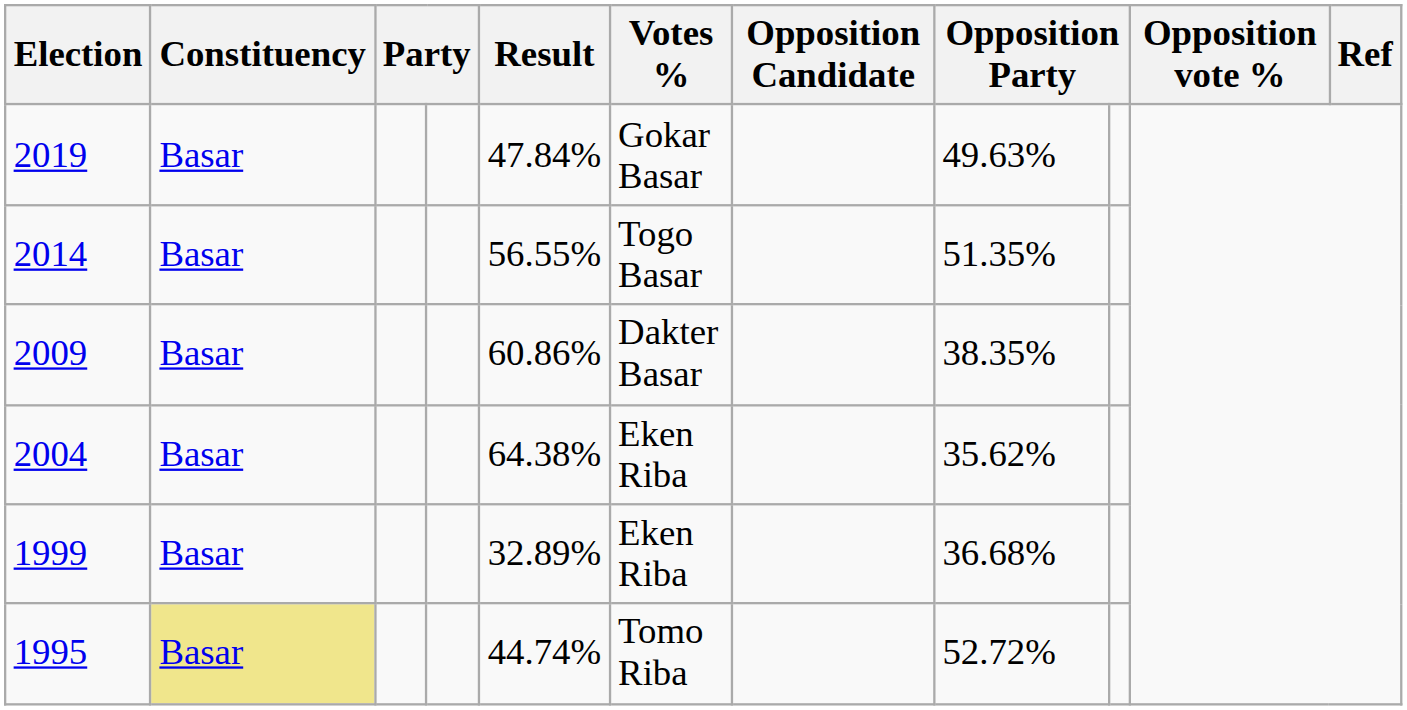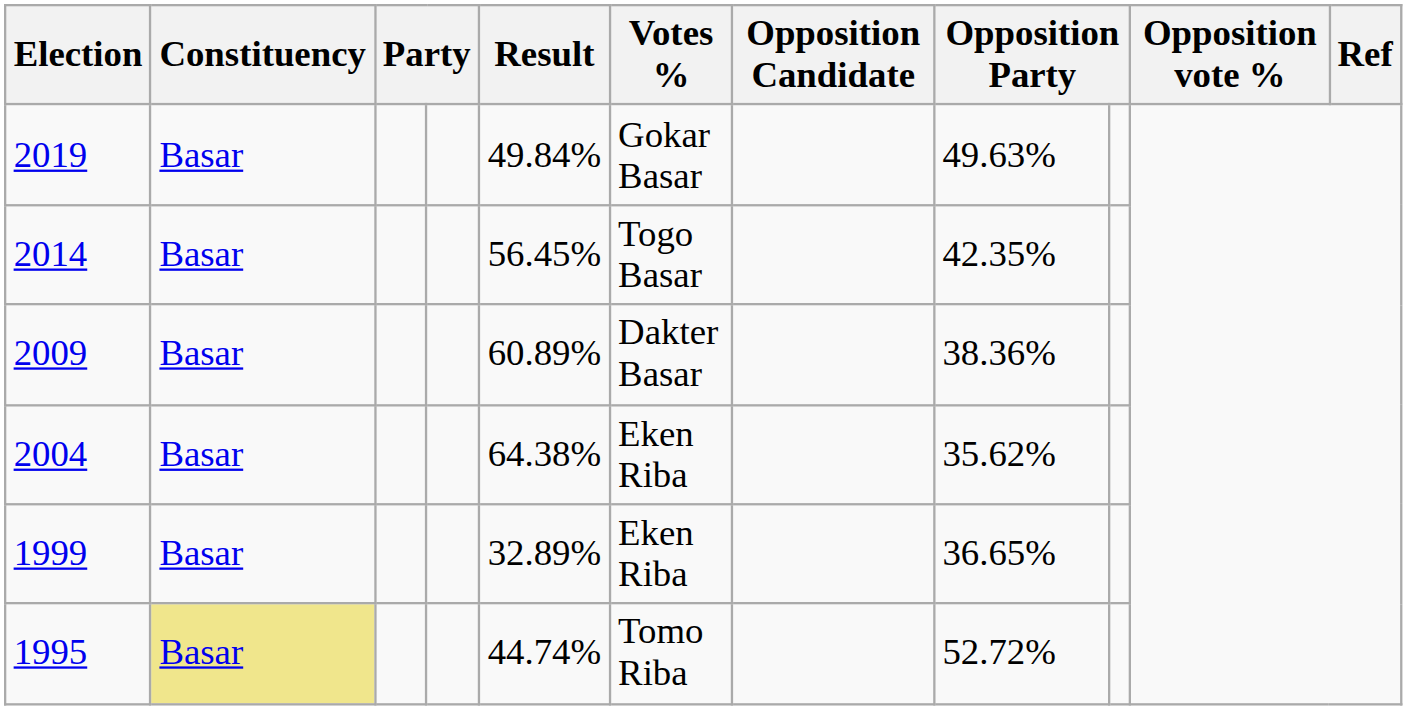(544, 154) 47.84% -> (544, 154) 49.84%
(544, 253) 56.55% -> (544, 253) 56.45%
(999, 253) 51.35% -> (999, 253) 42.35%
(544, 353) 60.86% -> (544, 353) 60.89%
(999, 353) 38.35% -> (999, 353) 38.36%
(999, 553) 36.68% -> (999, 553) 36.65%
